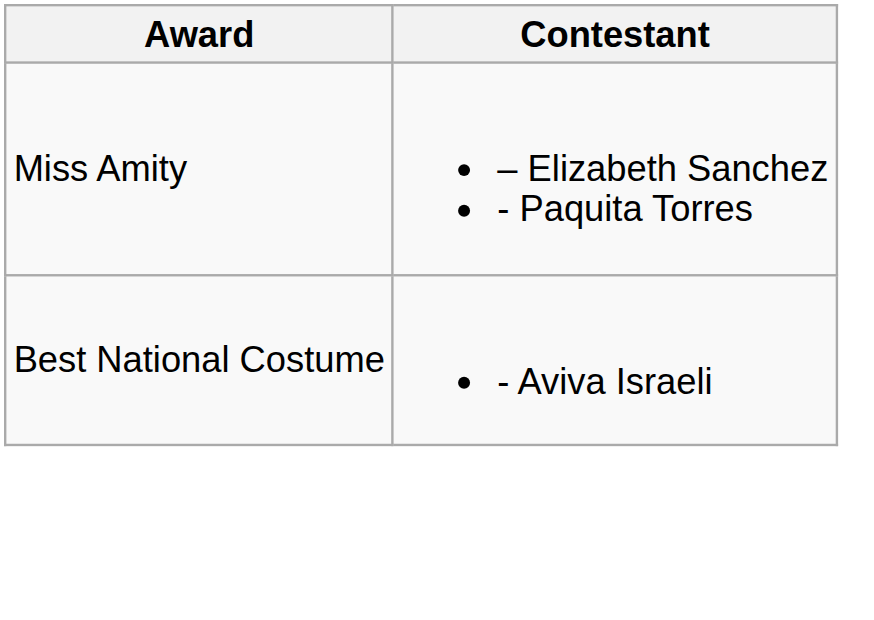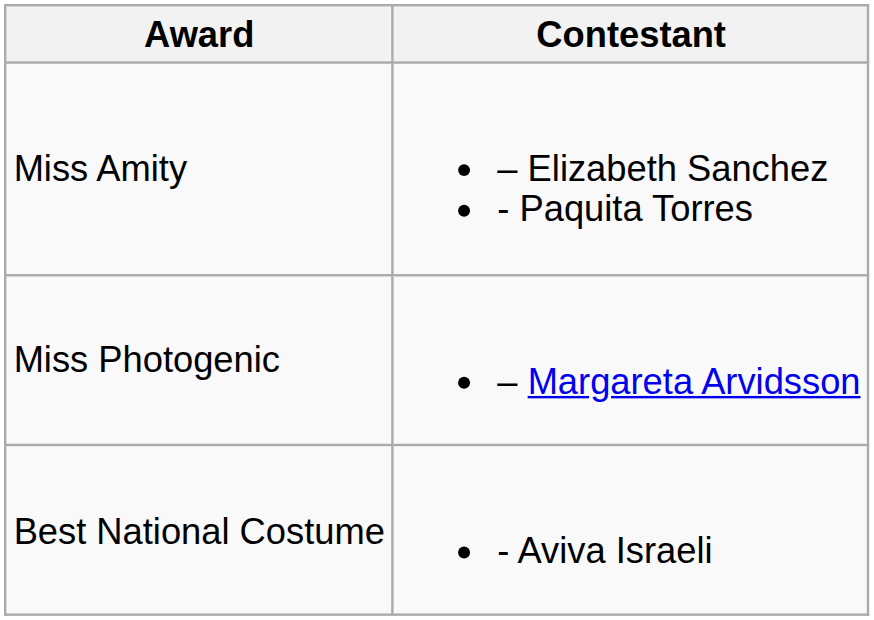+ row: (147, 360)
